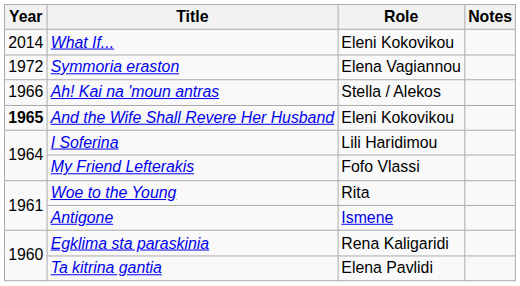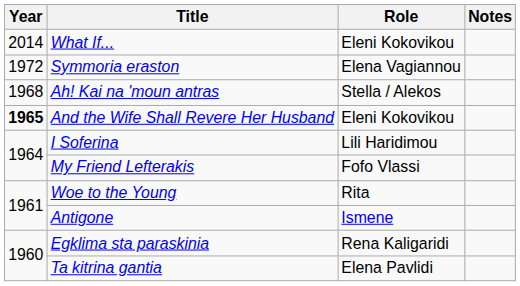(26, 92) 1966 -> (26, 92) 1968
